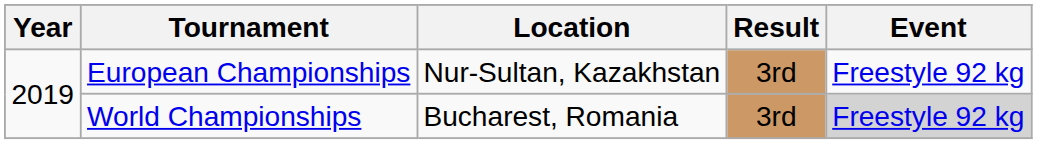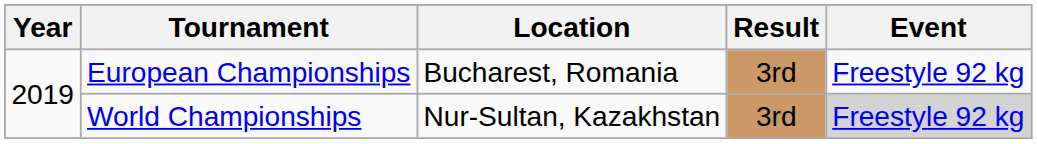(572, 72) Nur-Sultan, Kazakhstan -> (551, 72) Bucharest, Romania
(551, 116) Bucharest, Romania -> (572, 116) Nur-Sultan, Kazakhstan
